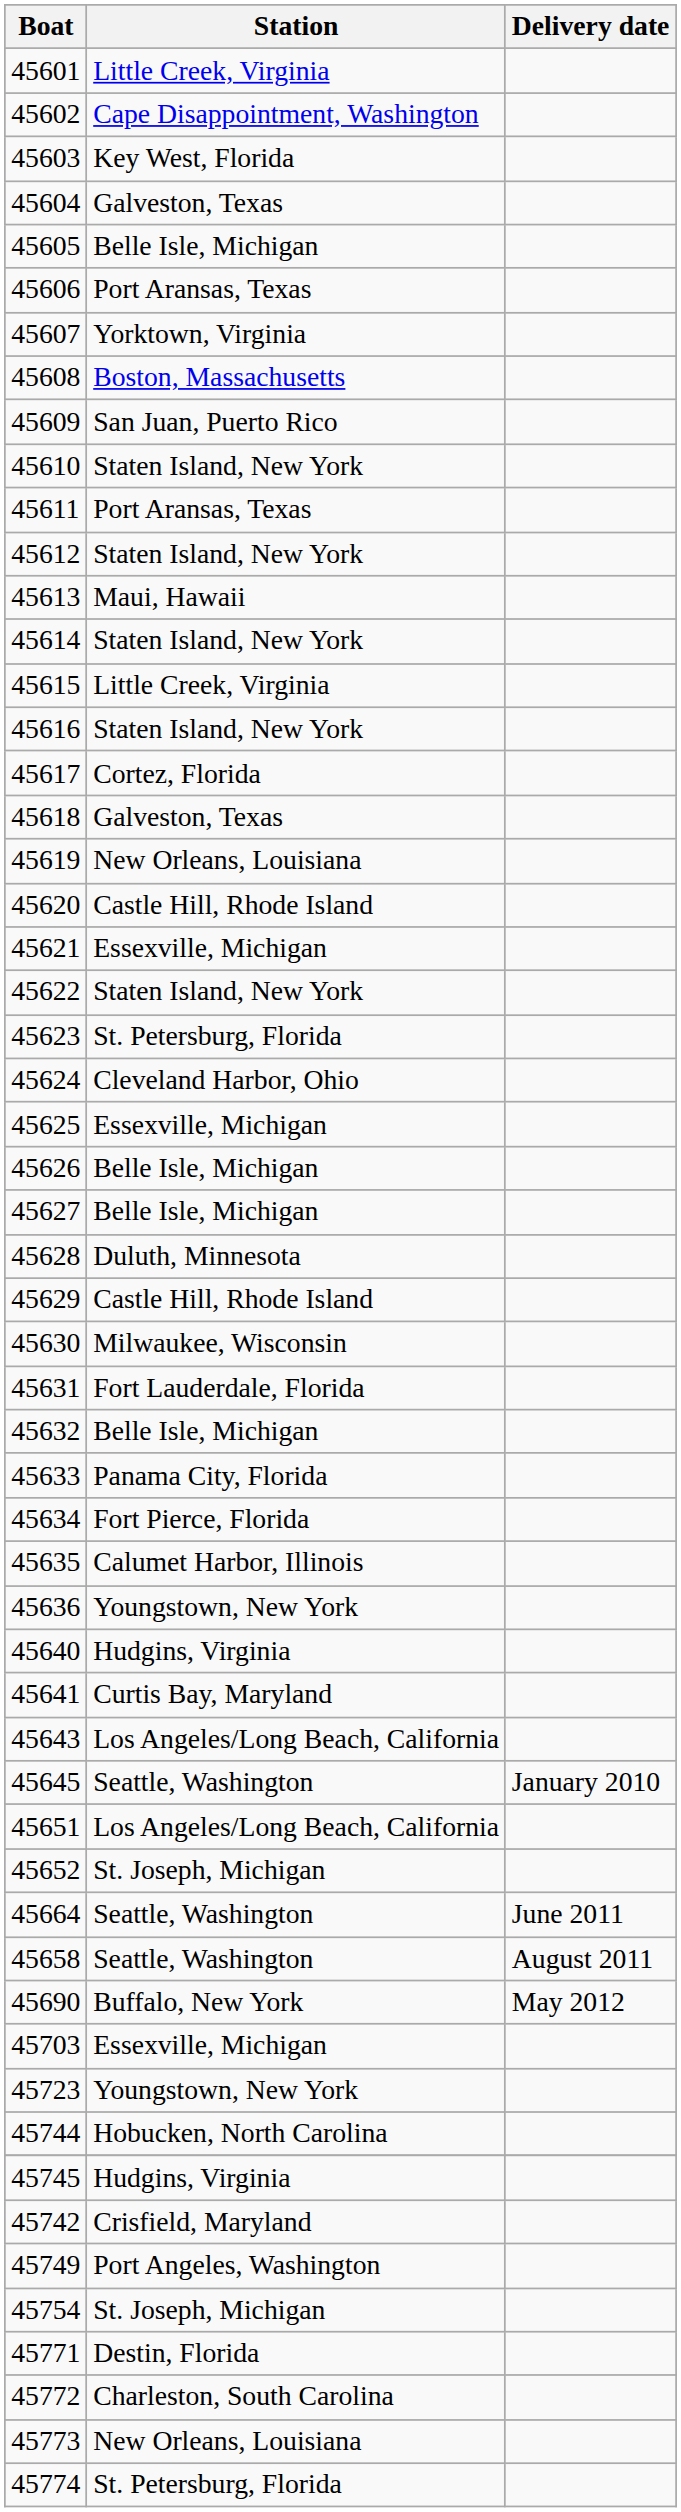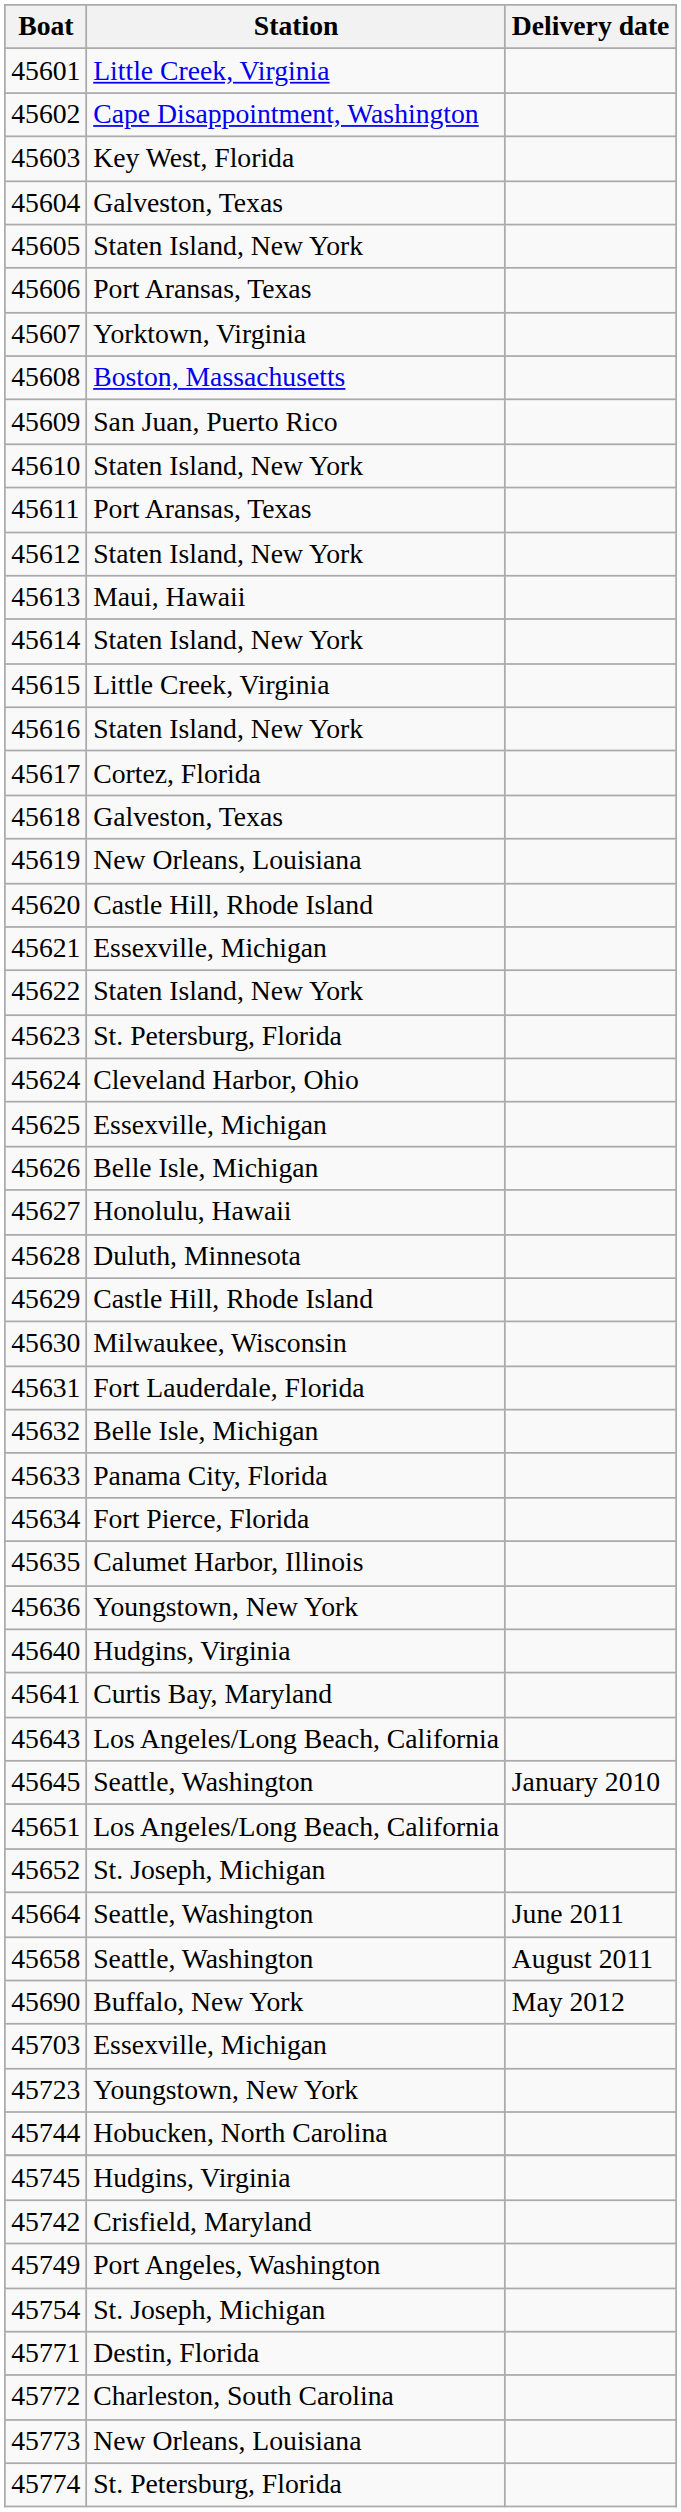(206, 245) Belle Isle, Michigan -> (228, 245) Staten Island, New York
(206, 1211) Belle Isle, Michigan -> (192, 1211) Honolulu, Hawaii
